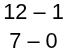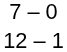rows swapped: (34, 11) <-> (34, 41)
